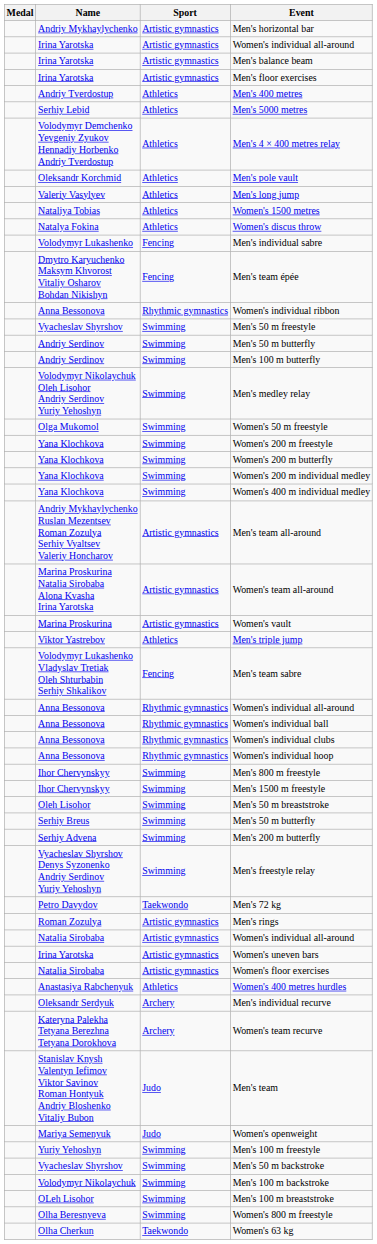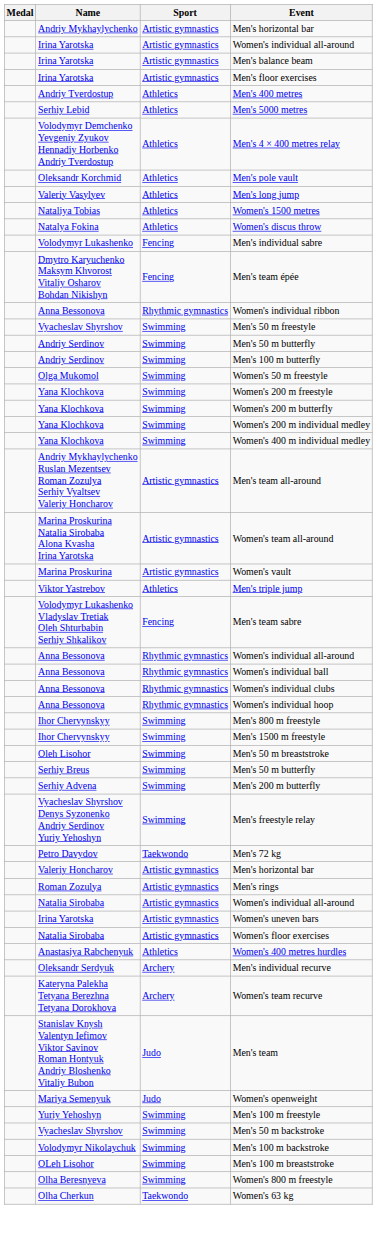- row: (87, 393)
+ row: (76, 870)
